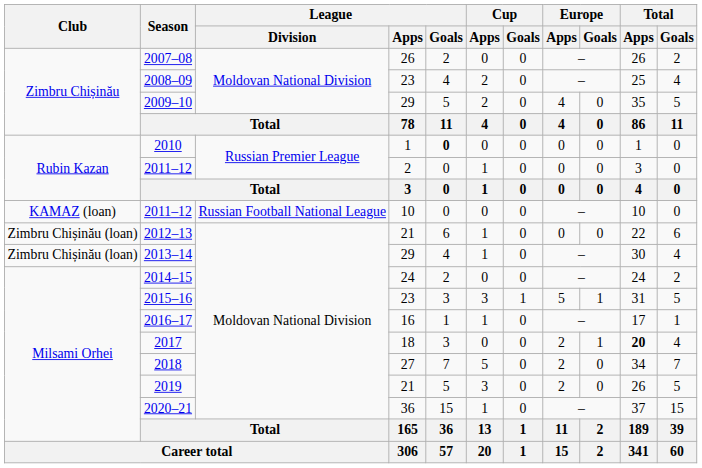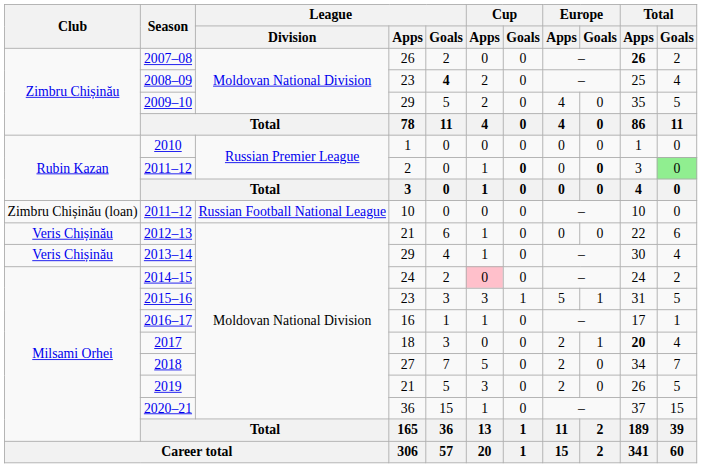(638, 59) normal -> (638, 59) bold
(446, 80) normal -> (446, 80) bold
(446, 146) bold -> (446, 146) normal
(523, 168) normal -> (523, 168) bold
(600, 168) normal -> (600, 168) bold
(677, 168) no background -> (677, 168) lightgreen background
(73, 211) KAMAZ (loan) -> (73, 211) Zimbru Chișinău (loan)
(73, 233) Zimbru Chișinău (loan) -> (73, 233) Veris Chișinău
(73, 255) Zimbru Chișinău (loan) -> (73, 255) Veris Chișinău
(485, 277) no background -> (485, 277) pink background
